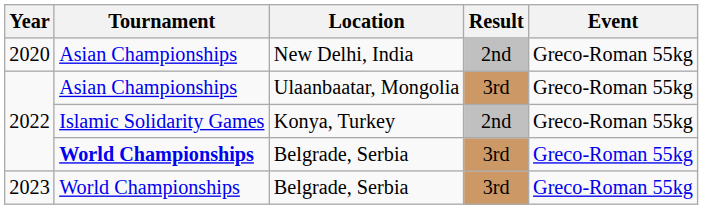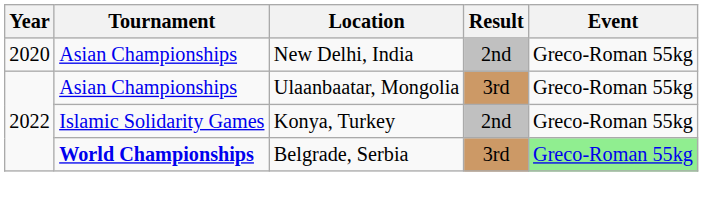(613, 154) no background -> (613, 154) lightgreen background
- row: (30, 188)
